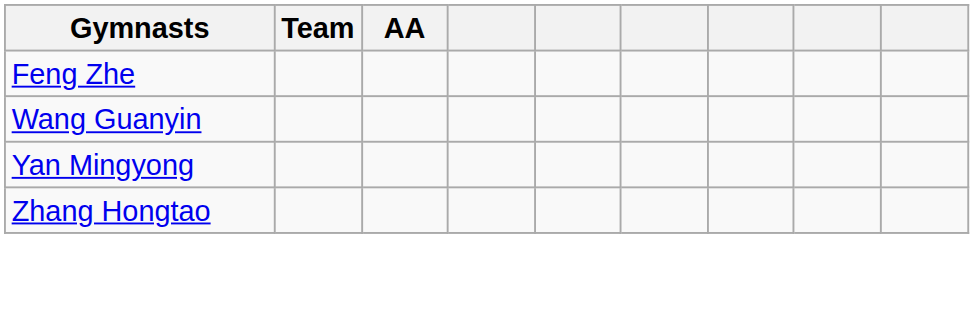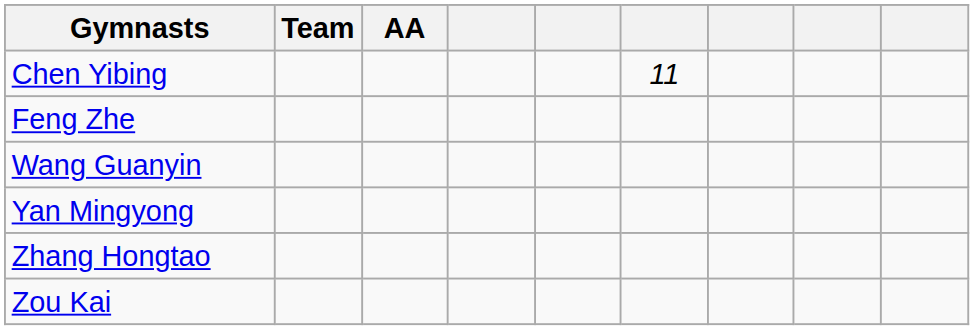+ row: (89, 74)
+ row: (61, 302)
